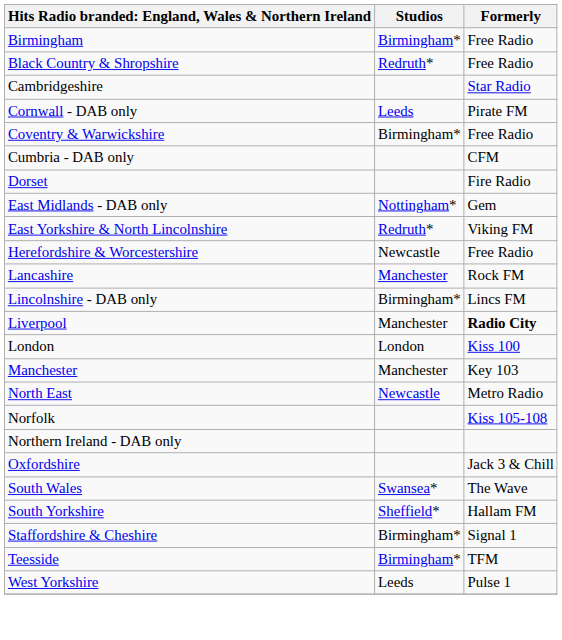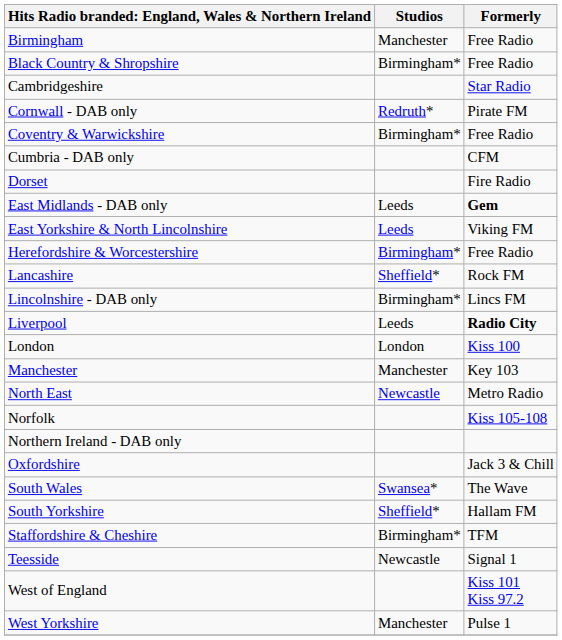(419, 39) Birmingham* -> (413, 39) Manchester
(406, 63) Redruth* -> (419, 63) Birmingham*
(396, 110) Leeds -> (406, 110) Redruth*
(417, 205) Nottingham* -> (396, 205) Leeds
(482, 205) normal -> (483, 205) bold
(406, 228) Redruth* -> (396, 228) Leeds
(409, 252) Newcastle -> (419, 252) Birmingham*
(413, 275) Manchester -> (409, 275) Sheffield*
(413, 323) Manchester -> (396, 323) Leeds
(492, 535) Signal 1 -> (483, 535) TFM
(419, 559) Birmingham* -> (409, 559) Newcastle
(483, 559) TFM -> (492, 559) Signal 1
+ row: (57, 591)
(396, 582) Leeds -> (413, 623) Manchester
